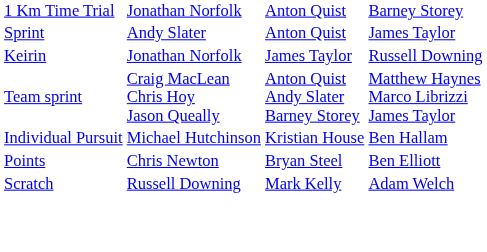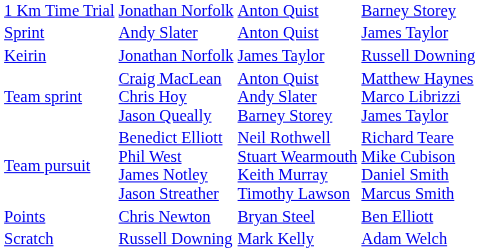- row: (63, 138)
+ row: (47, 165)
